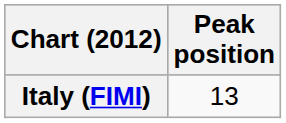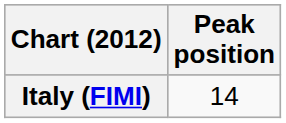(224, 95) 13 -> (224, 95) 14
